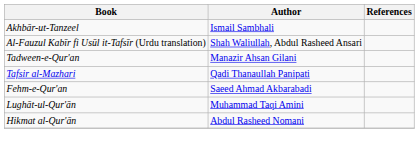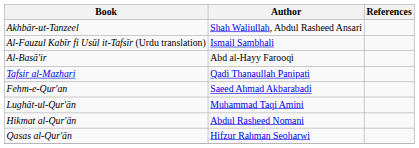(242, 27) Ismail Sambhali -> (286, 27) Shah Waliullah, Abdul Rasheed Ansari
(286, 43) Shah Waliullah, Abdul Rasheed Ansari -> (242, 43) Ismail Sambhali
+ row: (27, 58)
- row: (43, 58)
+ row: (39, 136)
